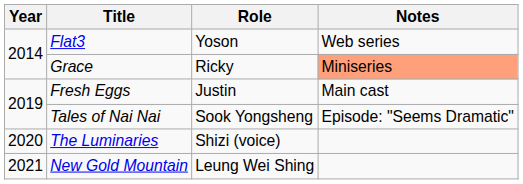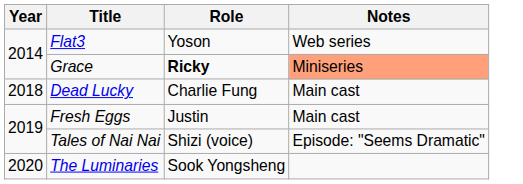(214, 66) normal -> (188, 66) bold
+ row: (92, 91)
(254, 116) Sook Yongsheng -> (210, 141) Shizi (voice)
(238, 141) Shizi (voice) -> (226, 166) Sook Yongsheng
- row: (119, 166)
